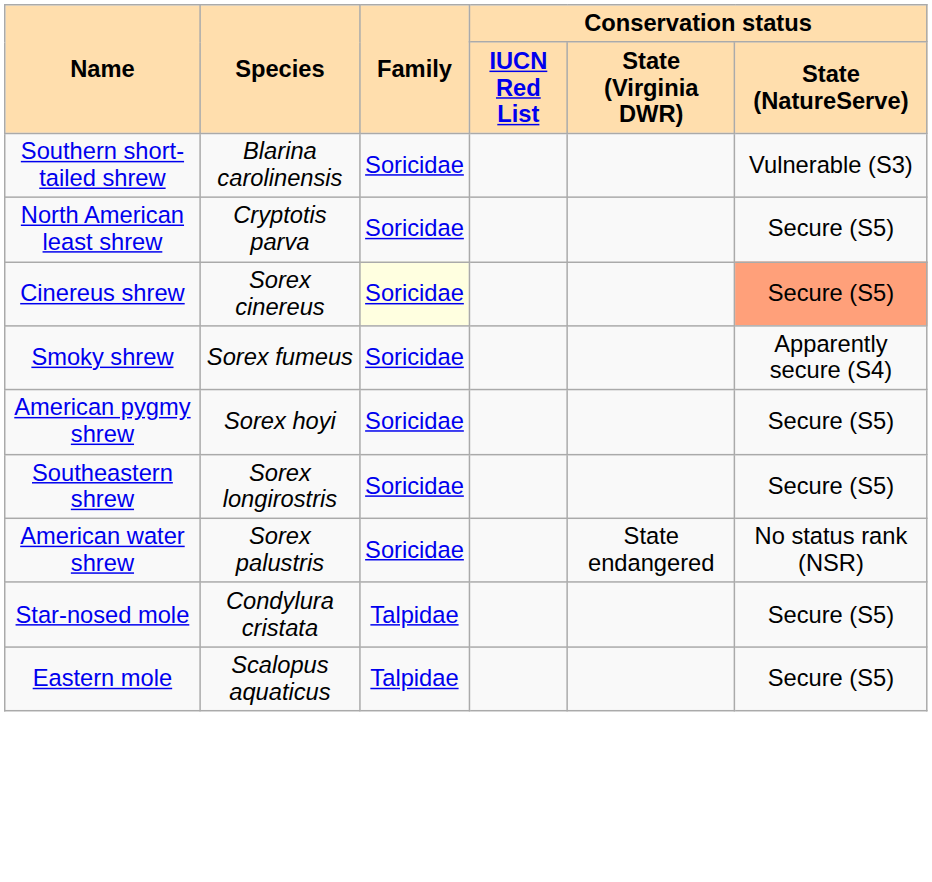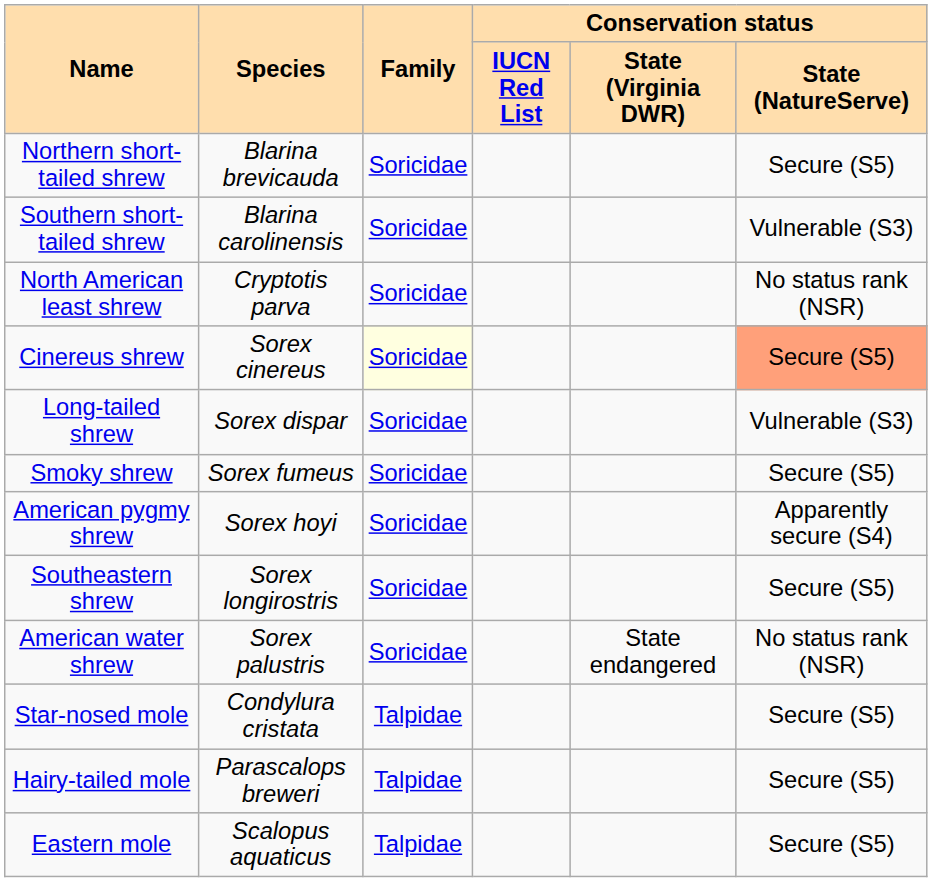+ row: (102, 164)
(831, 229) Secure (S5) -> (831, 293) No status rank (NSR)
+ row: (102, 421)
(831, 357) Apparently secure (S4) -> (831, 472) Secure (S5)
(831, 421) Secure (S5) -> (831, 523) Apparently secure (S4)
+ row: (102, 780)
